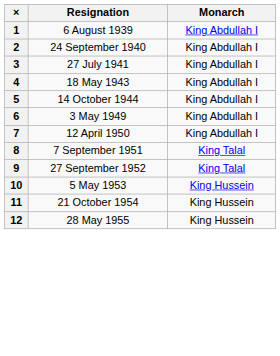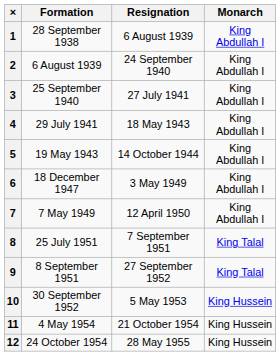+ column: (67, 13)
